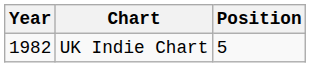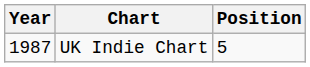(30, 48) 1982 -> (30, 48) 1987
